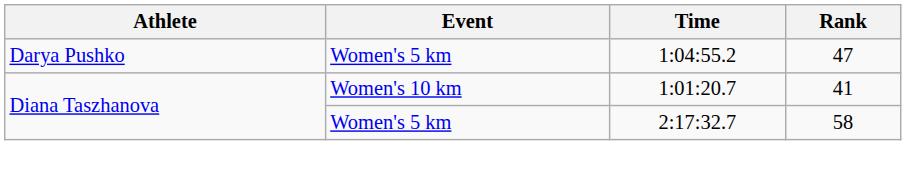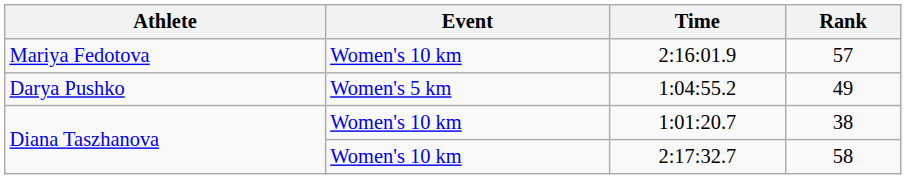+ row: (697, 55)
(843, 55) 47 -> (843, 89) 49
(843, 89) 41 -> (843, 122) 38
(391, 122) Women's 5 km -> (396, 156) Women's 10 km
